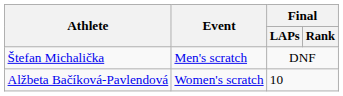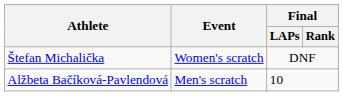(211, 58) Men's scratch -> (219, 58) Women's scratch
(219, 80) Women's scratch -> (211, 80) Men's scratch
